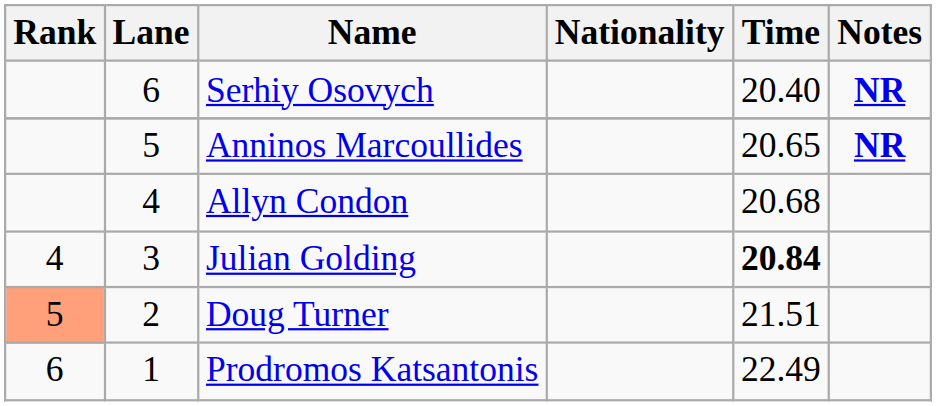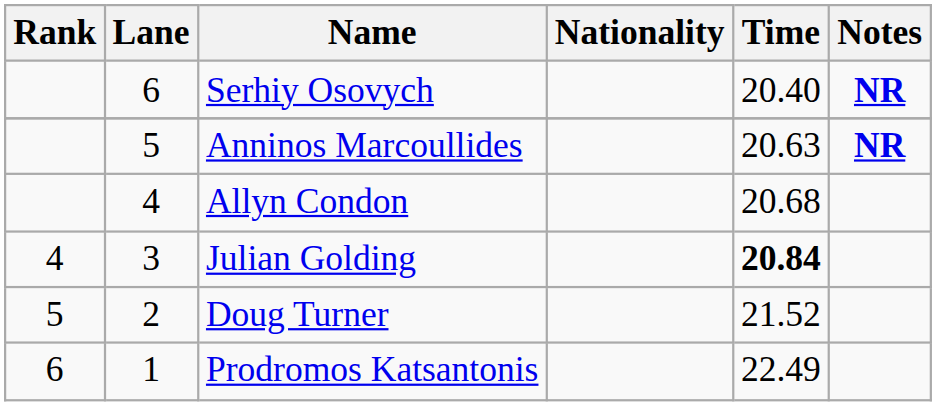(781, 145) 20.65 -> (781, 145) 20.63
(55, 314) lightsalmon background -> (55, 314) no background
(781, 314) 21.51 -> (781, 314) 21.52
